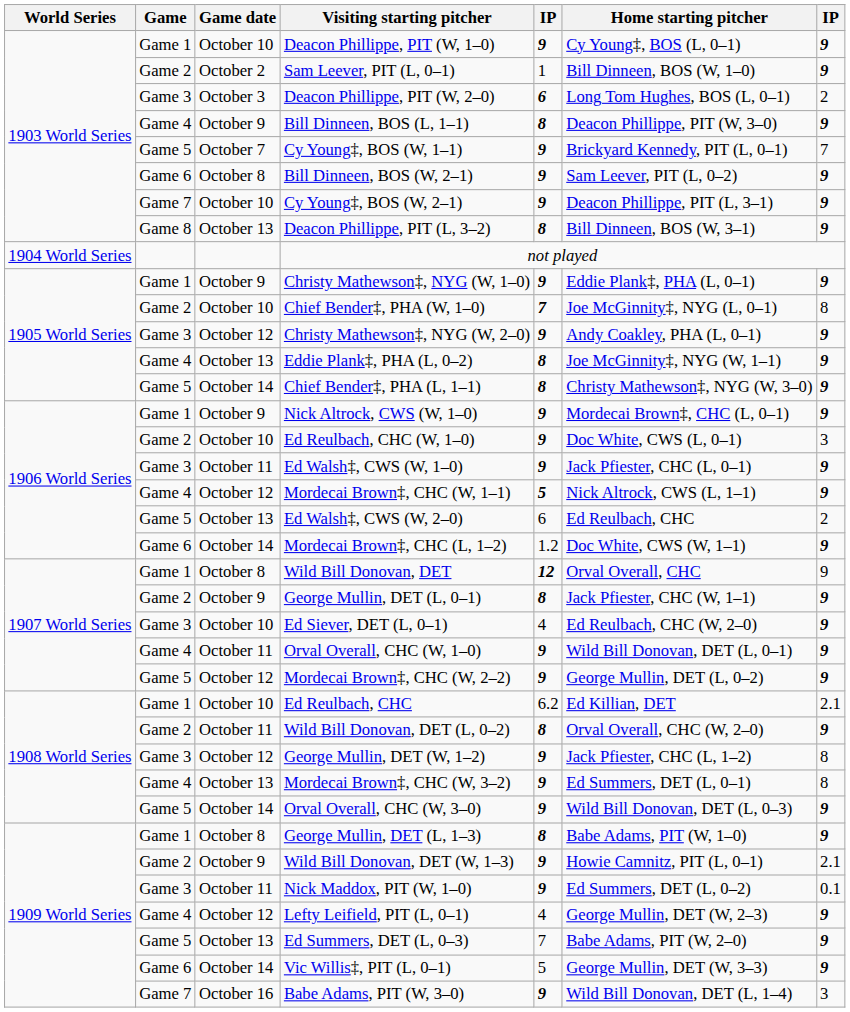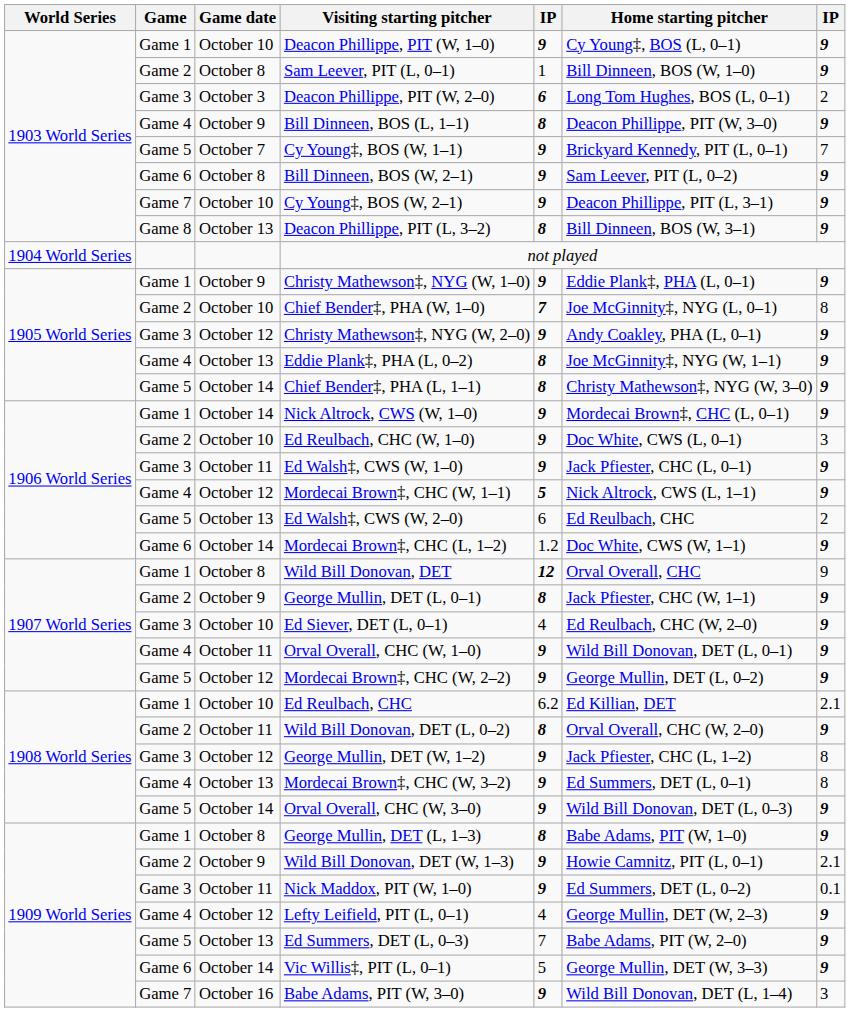(232, 70) October 2 -> (232, 70) October 8
(232, 413) October 9 -> (236, 413) October 14
